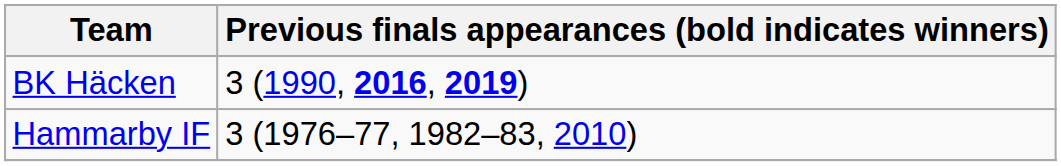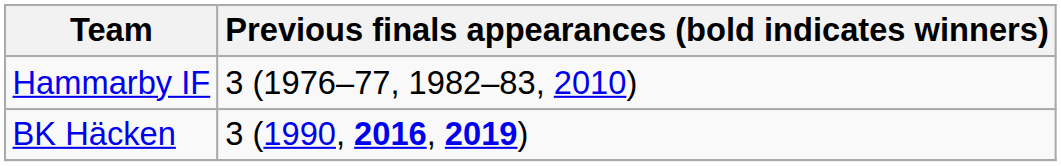rows swapped: (111, 133) <-> (94, 82)
